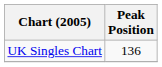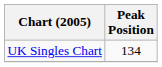(131, 51) 136 -> (131, 51) 134
